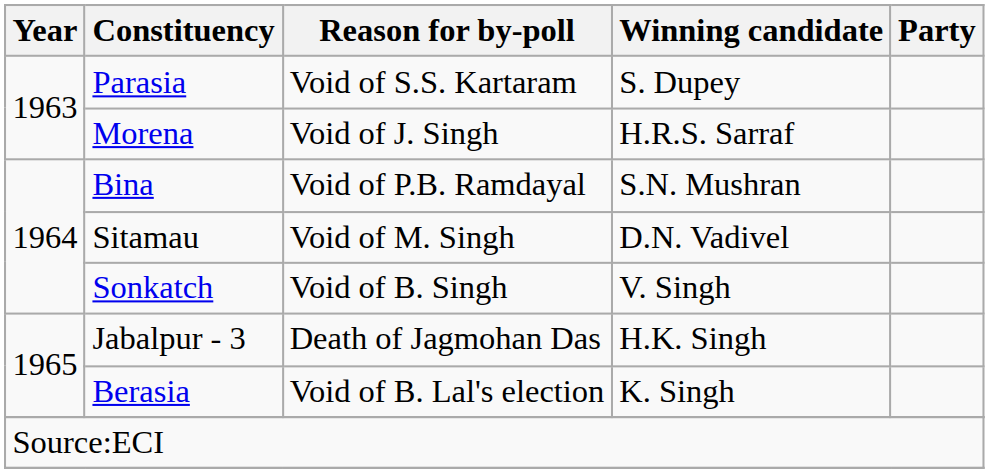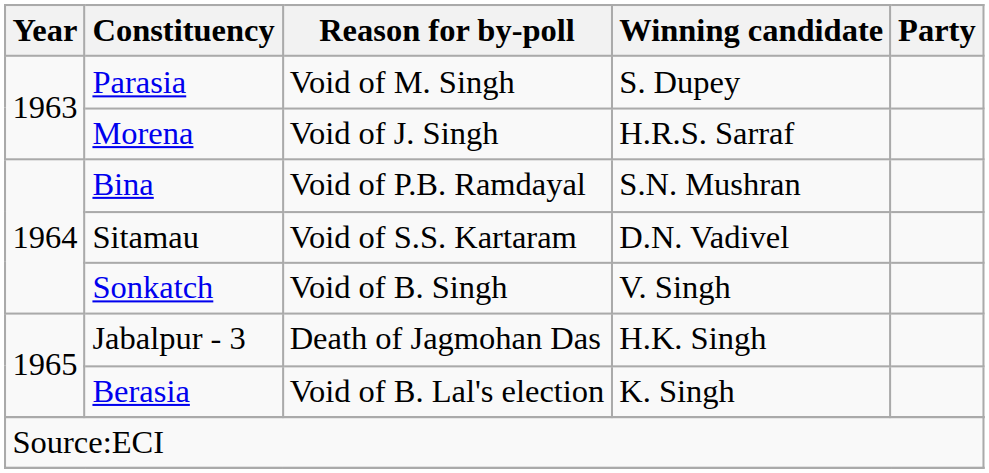(433, 81) Void of S.S. Kartaram -> (402, 81) Void of M. Singh
(402, 236) Void of M. Singh -> (433, 236) Void of S.S. Kartaram
